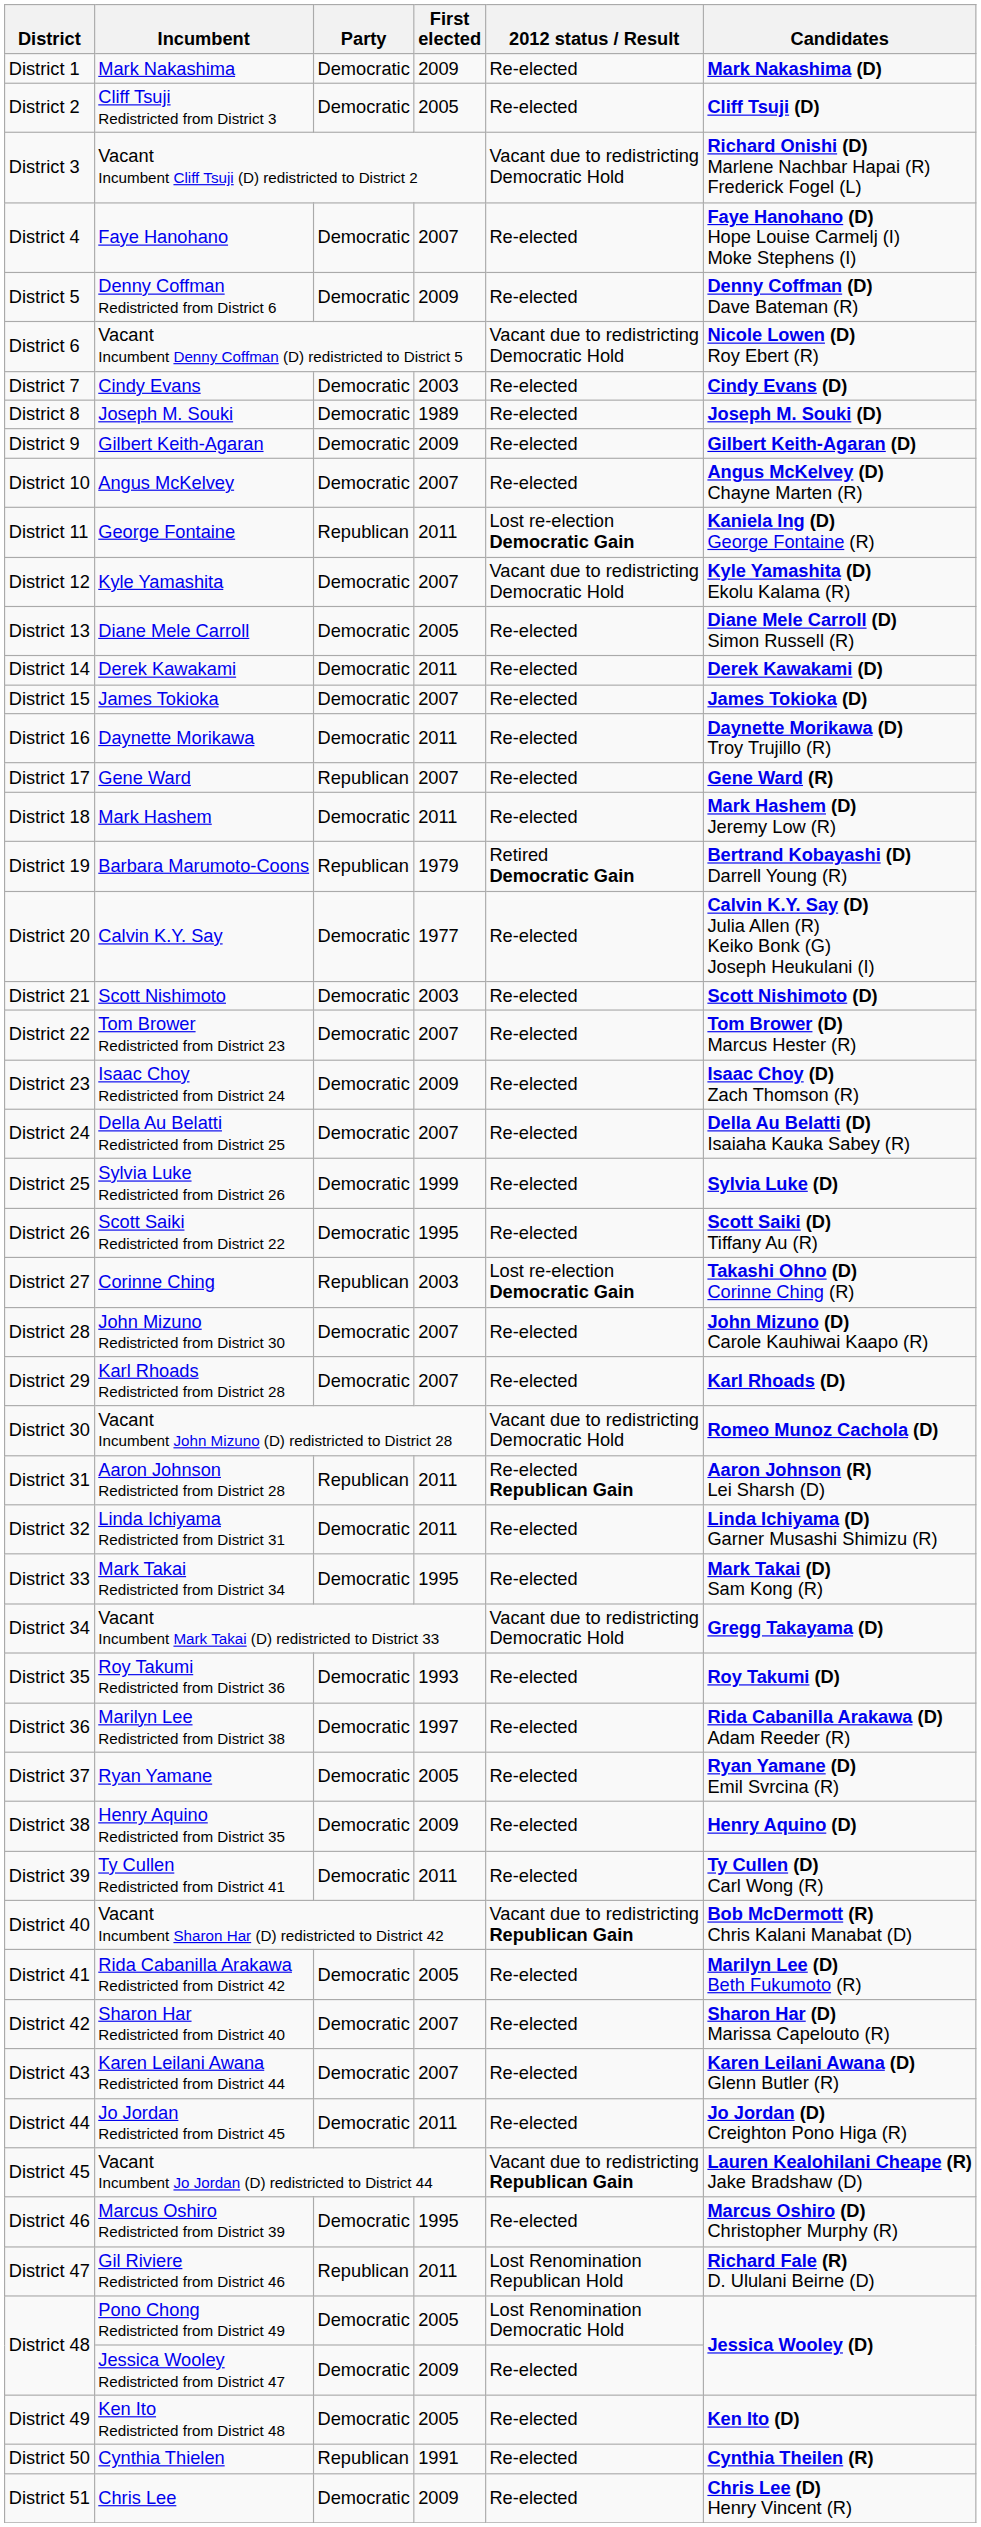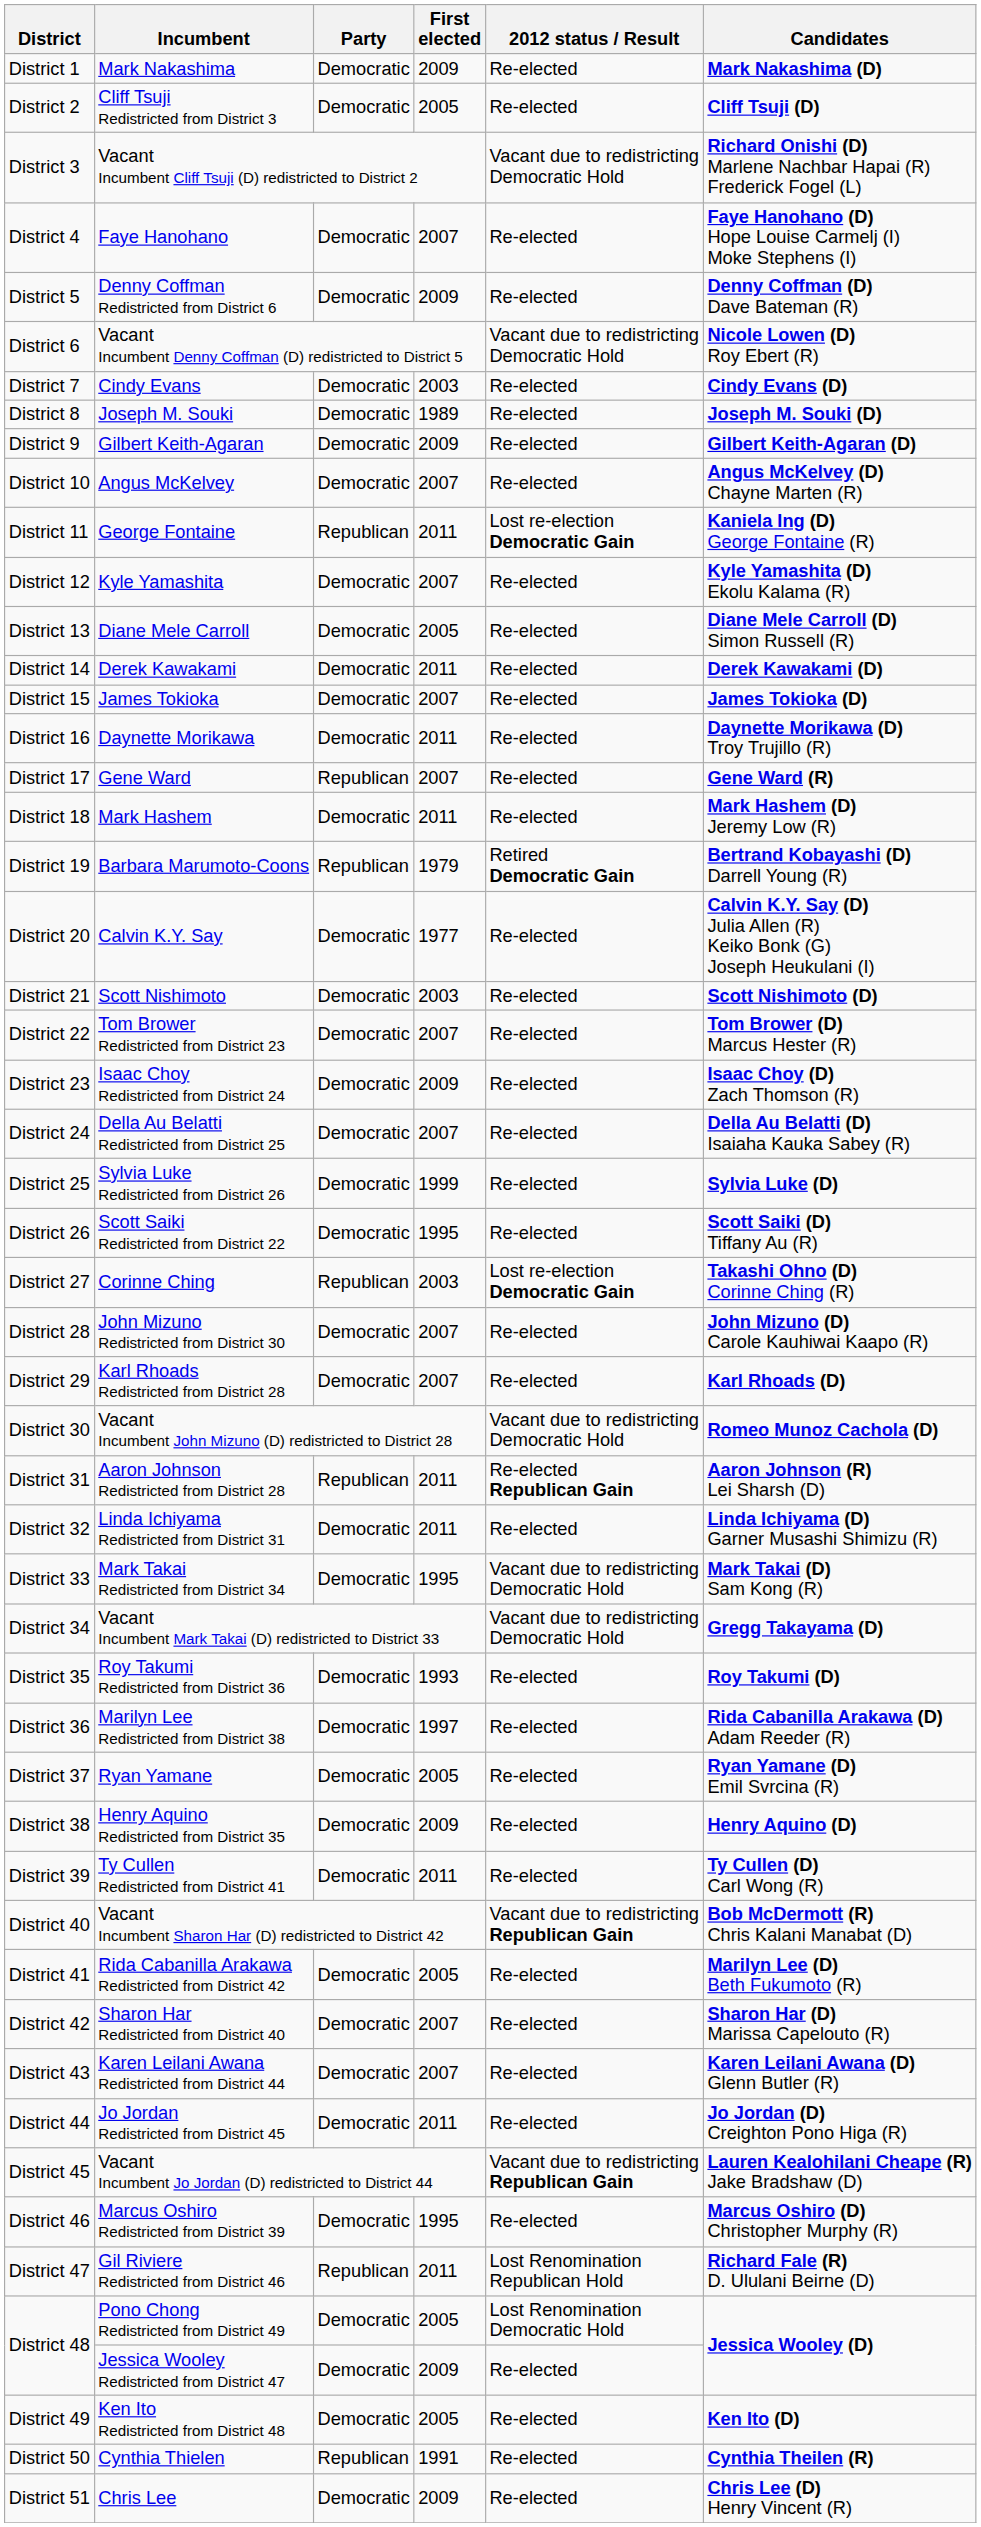(594, 581) Vacant due to redistricting Democratic Hold -> (534, 581) Re-elected
(534, 1578) Re-elected -> (594, 1578) Vacant due to redistricting Democratic Hold
